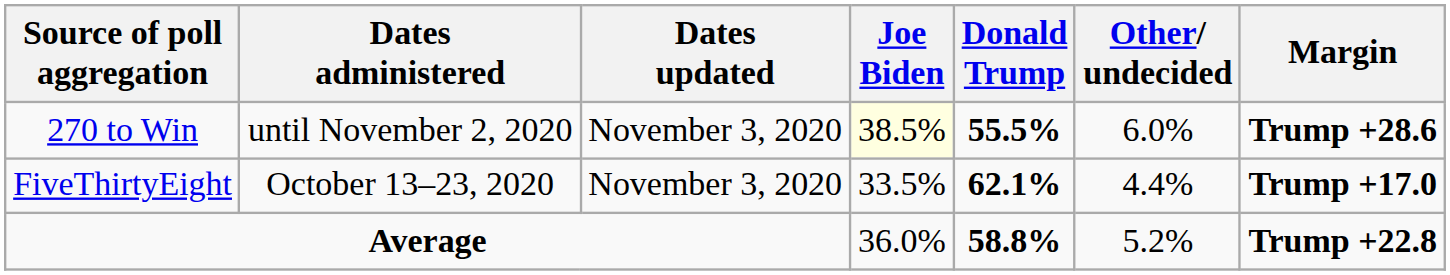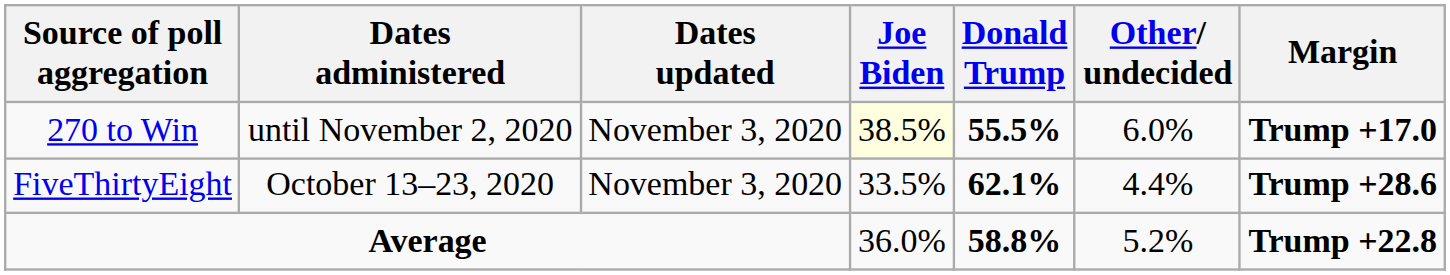(1343, 129) Trump +28.6 -> (1343, 129) Trump +17.0
(1343, 185) Trump +17.0 -> (1343, 185) Trump +28.6
